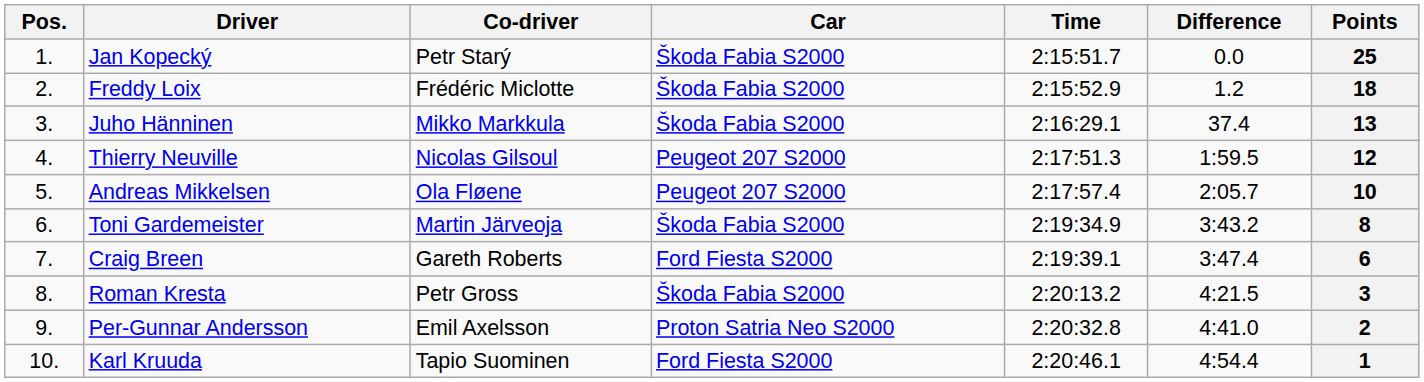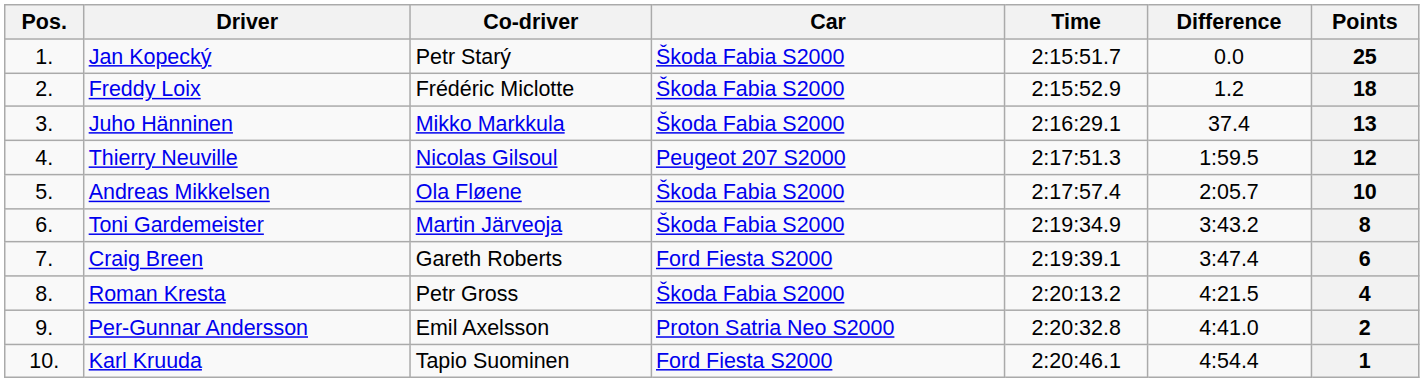(751, 192) Peugeot 207 S2000 -> (750, 192) Škoda Fabia S2000
(1365, 293) 3 -> (1365, 293) 4
